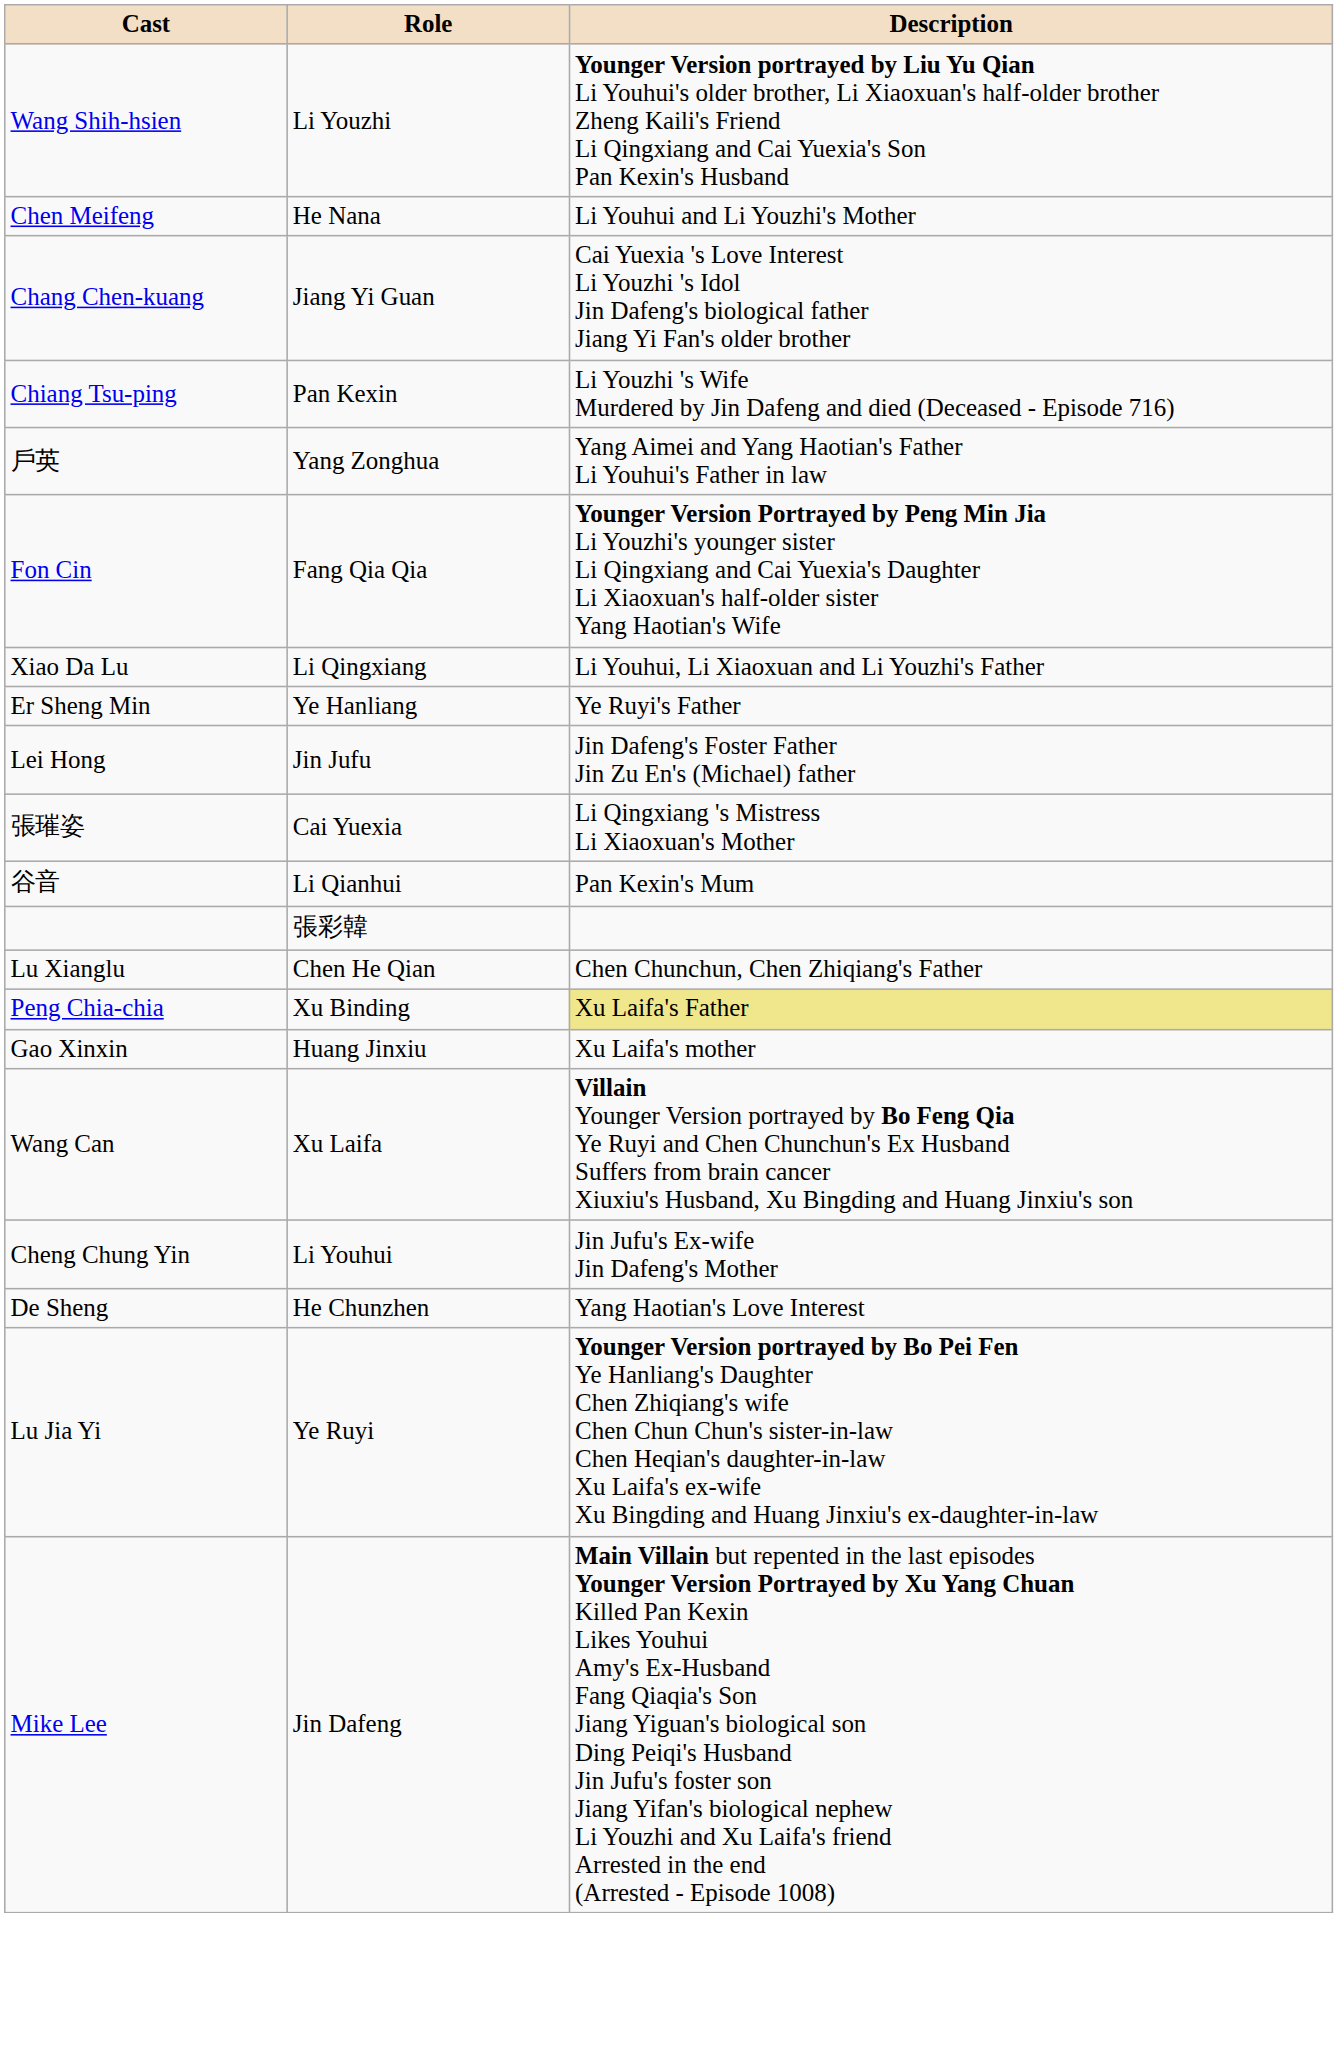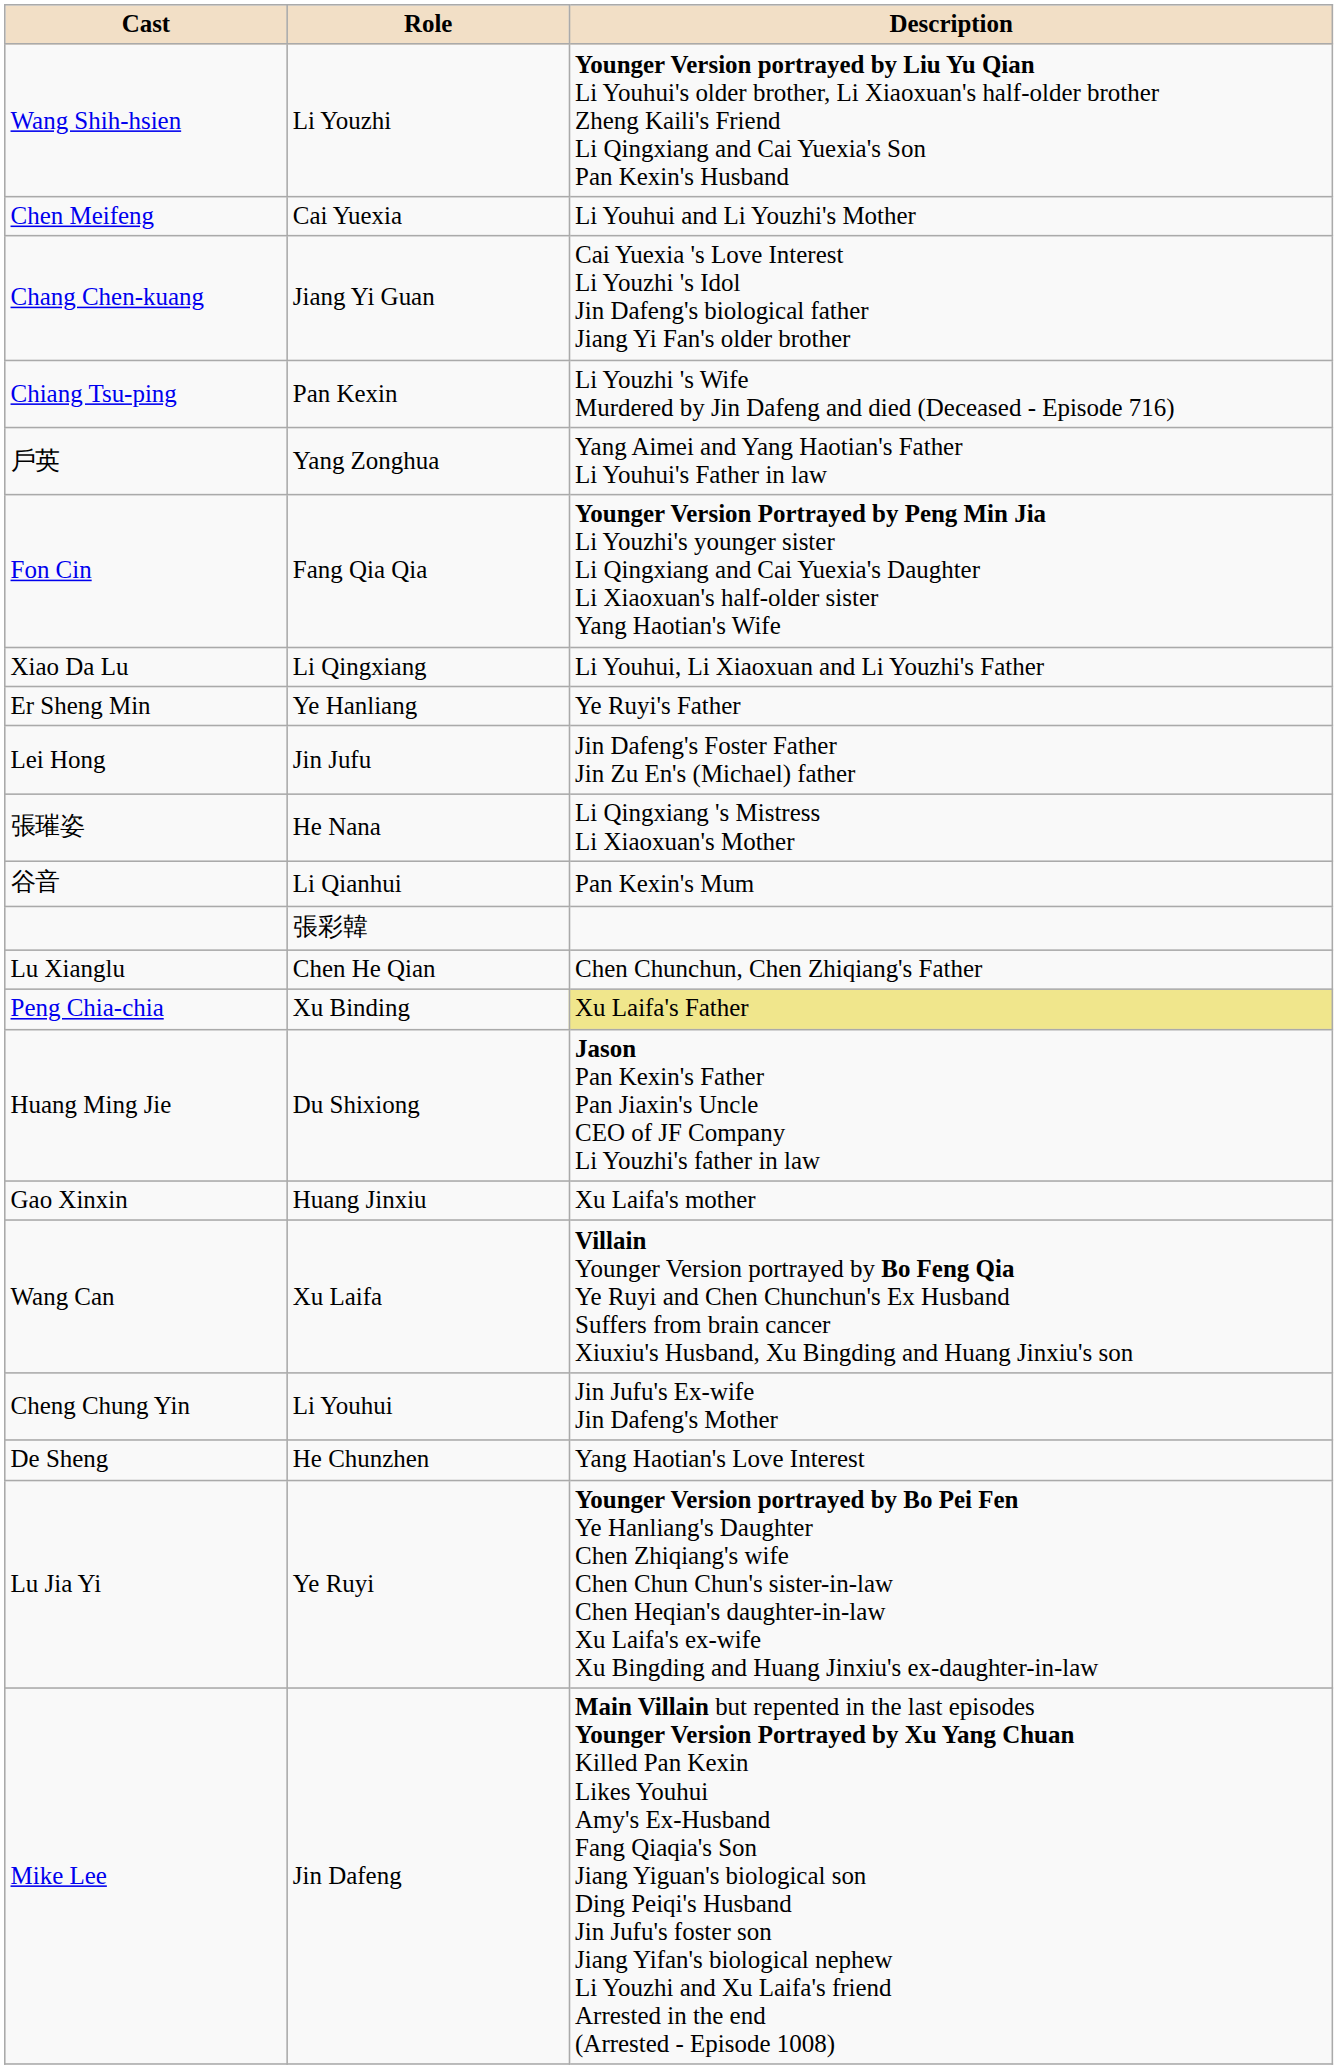(337, 215) He Nana -> (347, 215) Cai Yuexia
(347, 827) Cai Yuexia -> (337, 827) He Nana
+ row: (91, 1104)
